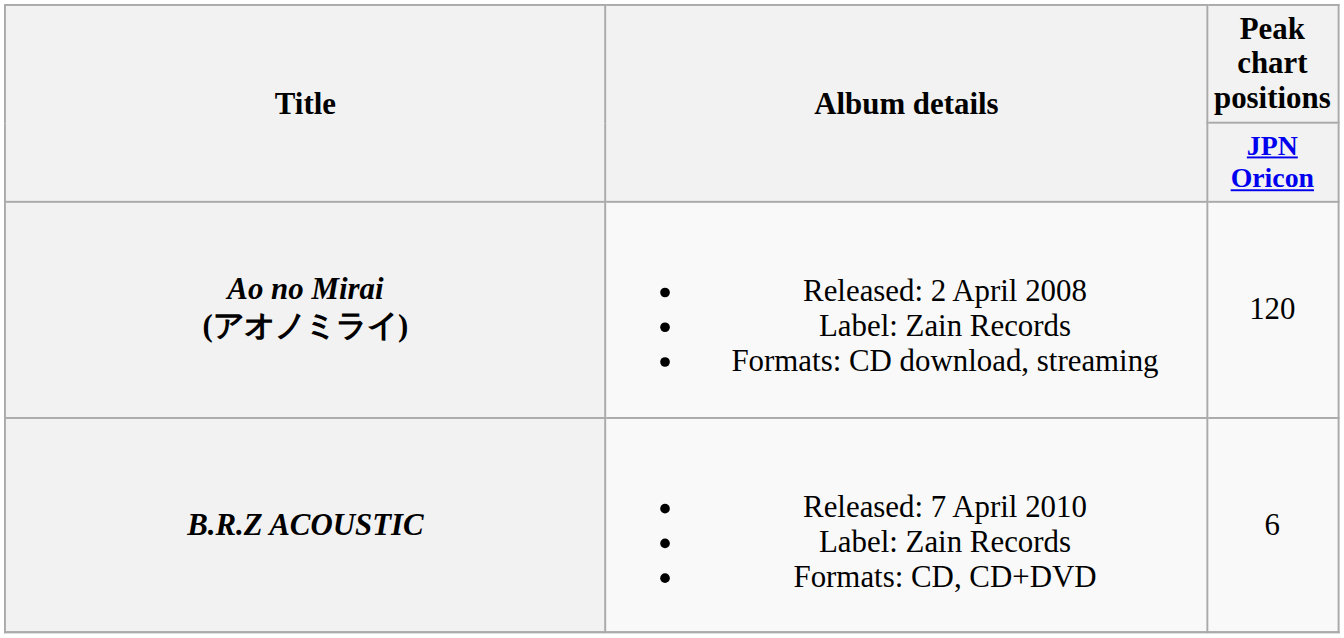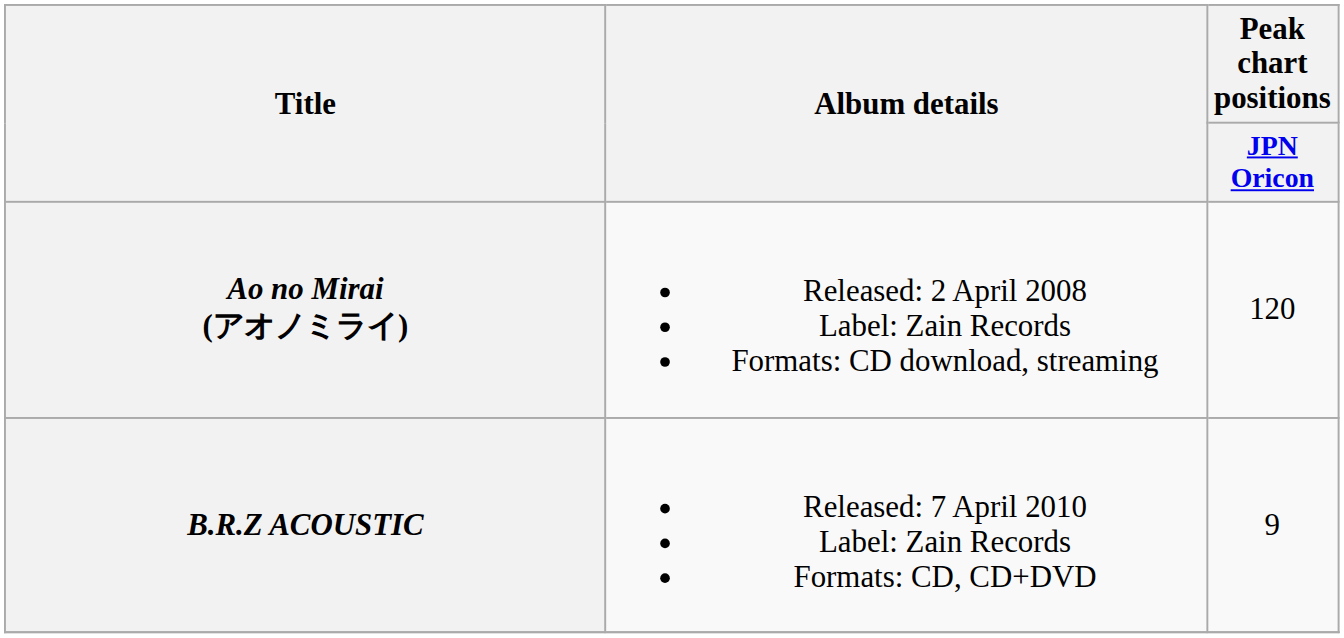(1272, 524) 6 -> (1272, 524) 9
